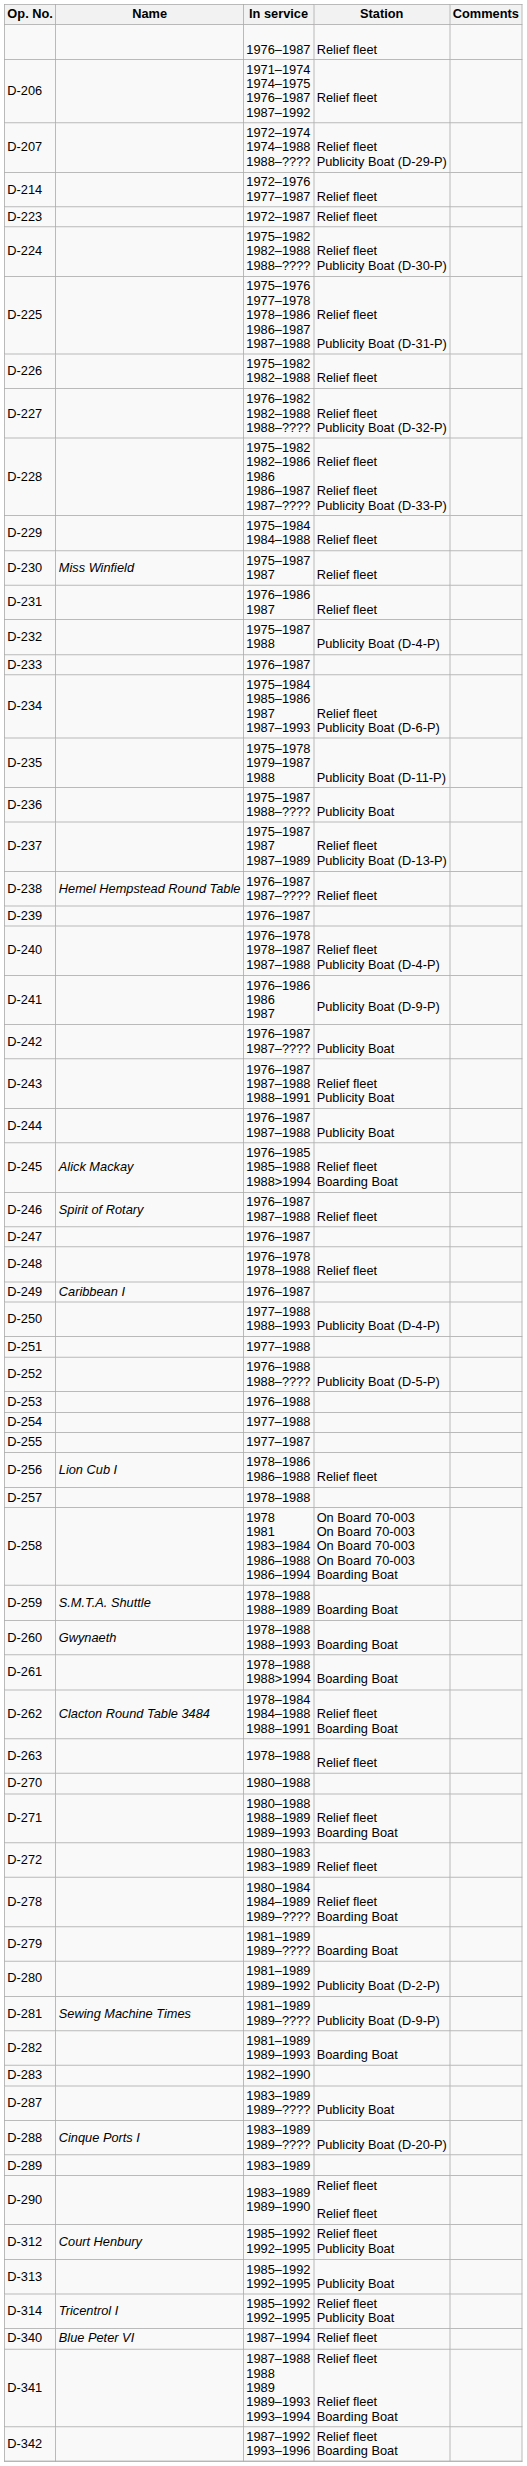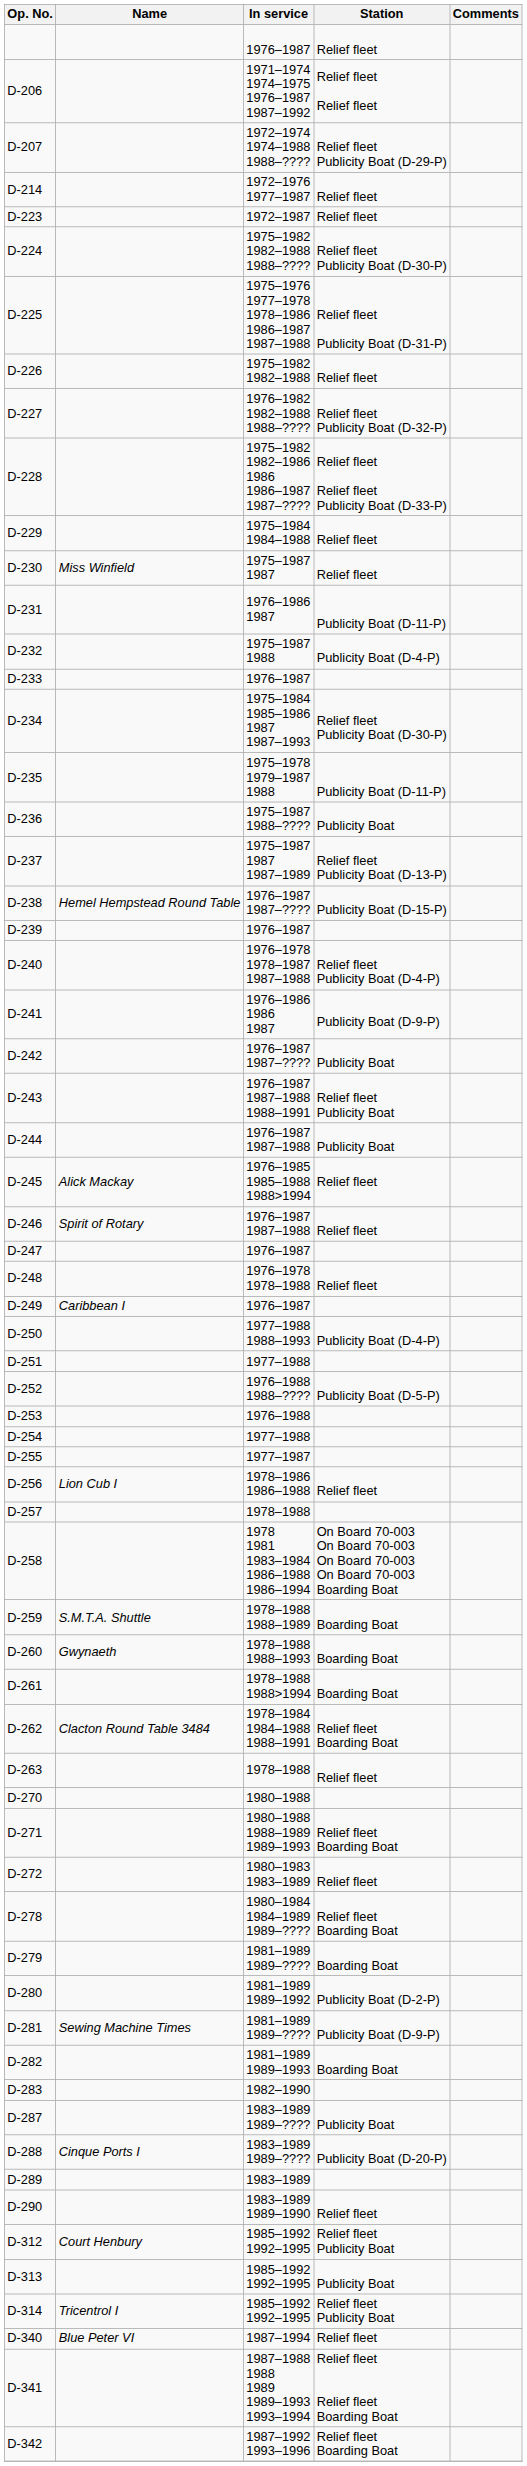(347, 98) Relief fleet -> (347, 91) Relief fleet Relief fleet
(347, 609) Relief fleet -> (381, 624) Publicity Boat (D-11-P)
(378, 721) Relief fleet Publicity Boat (D-6-P) -> (382, 728) Relief fleet Publicity Boat (D-30-P)
(347, 895) Relief fleet -> (382, 910) Publicity Boat (D-15-P)
(357, 1174) Relief fleet Boarding Boat -> (347, 1181) Relief fleet
(347, 2200) Relief fleet Relief fleet -> (347, 2214) Relief fleet
